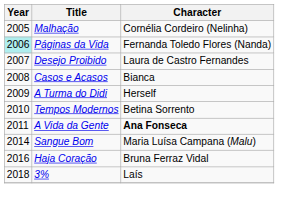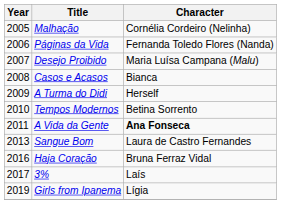(18, 45) paleturquoise background -> (18, 45) no background
(186, 61) Laura de Castro Fernandes -> (192, 61) Maria Luísa Campana (Malu)
(18, 142) 2014 -> (18, 142) 2013
(190, 142) Maria Luísa Campana (Malu) -> (189, 142) Laura de Castro Fernandes
(18, 175) 2018 -> (18, 175) 2017
+ row: (78, 191)
